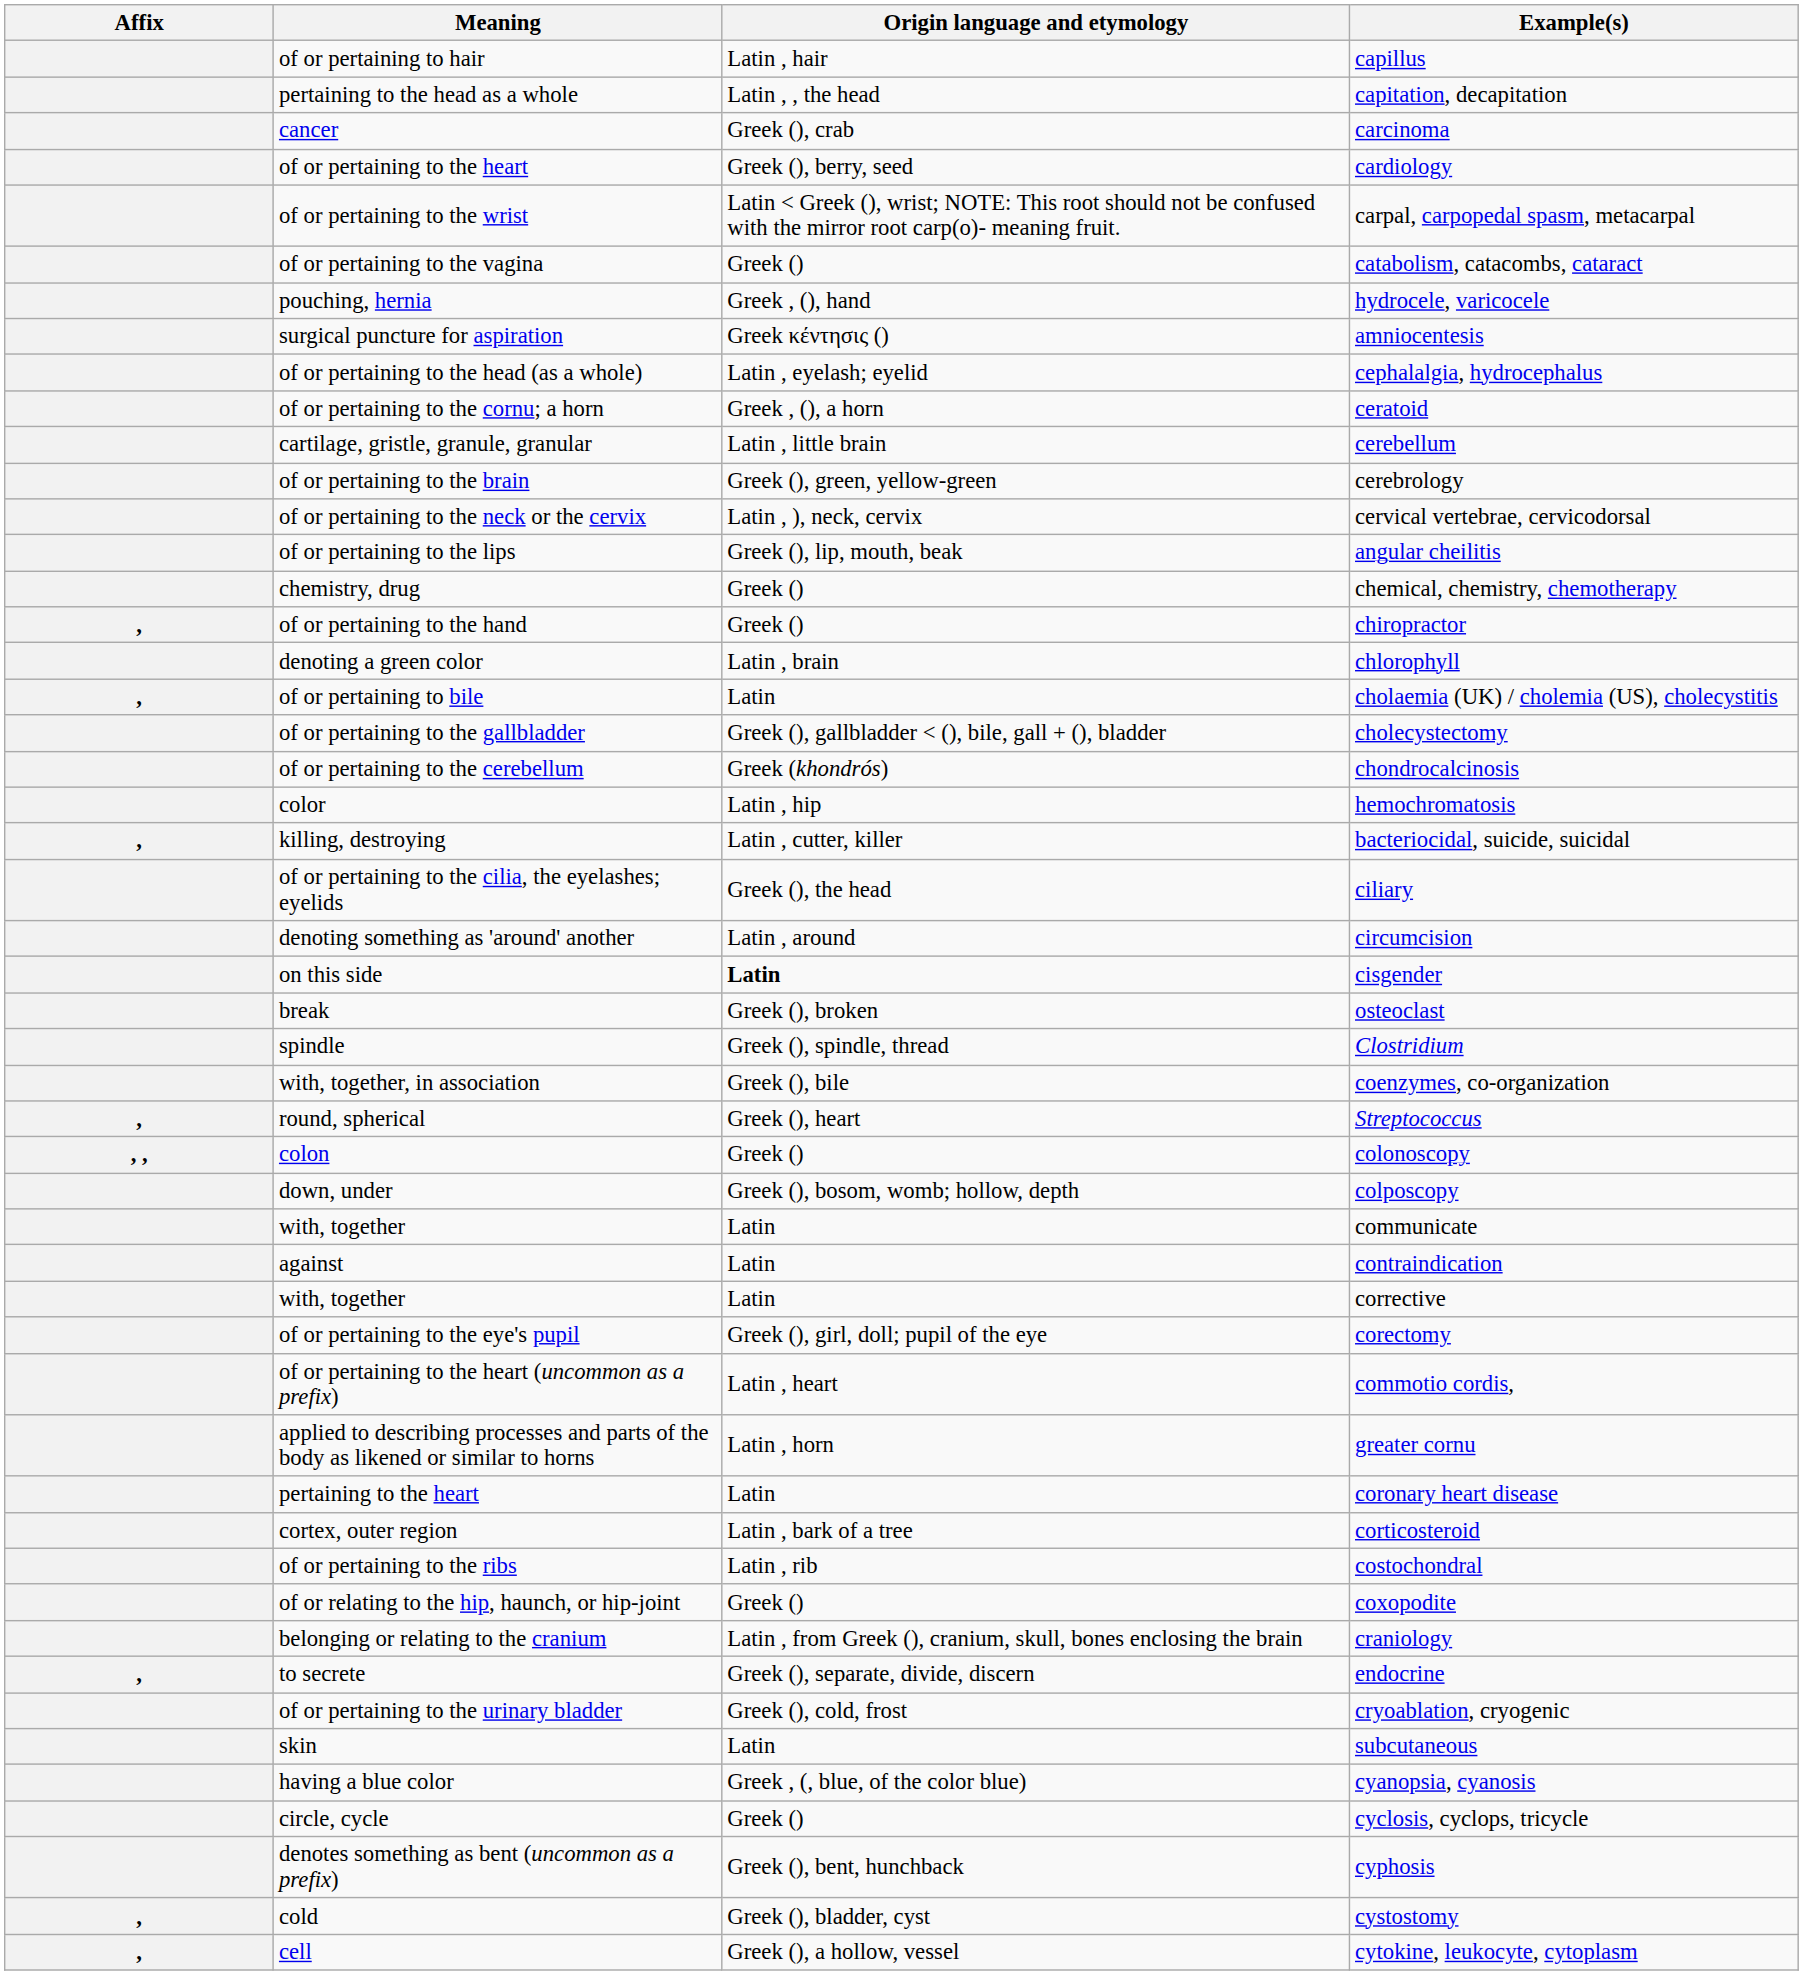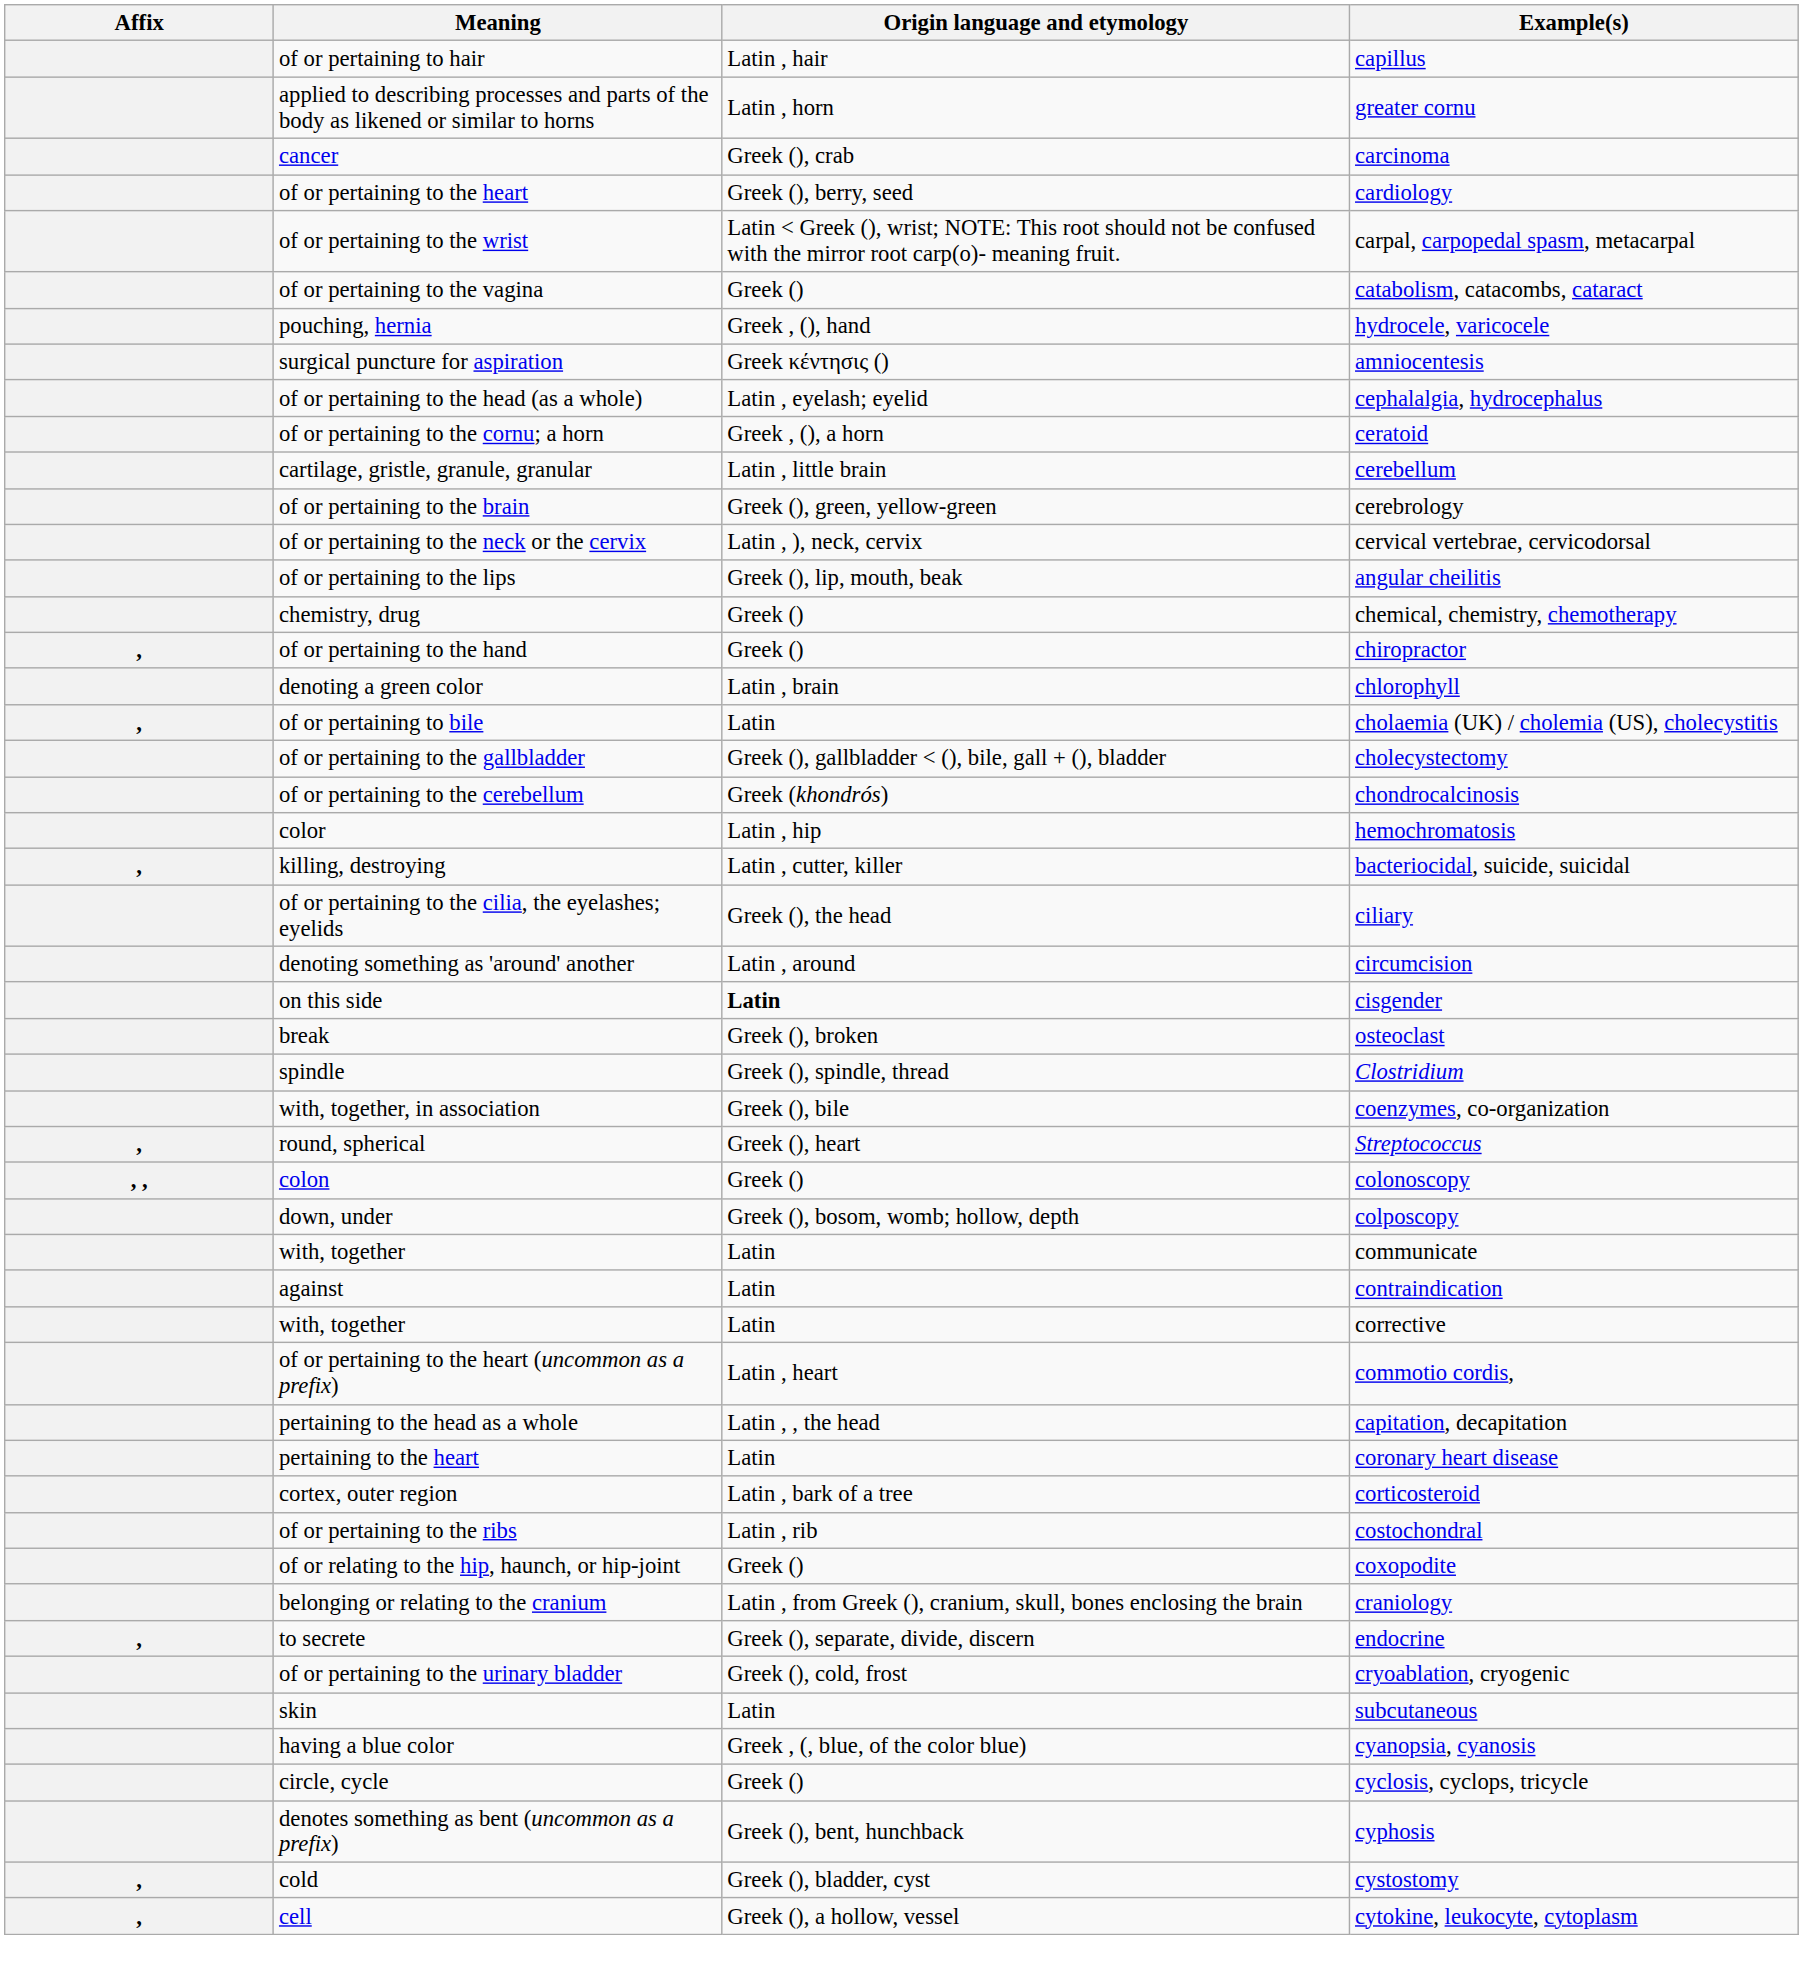rows swapped: (1461, 94) <-> (1415, 1445)
- row: (1403, 1334)
